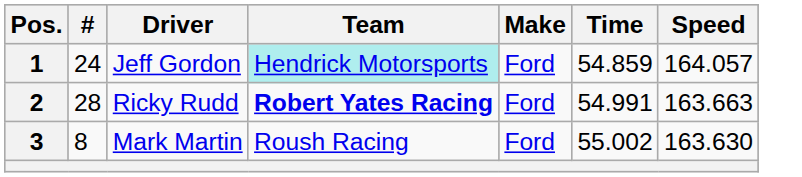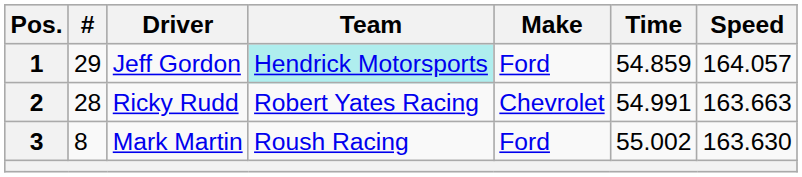(88, 63) 24 -> (88, 63) 29
(374, 102) bold -> (366, 102) normal
(530, 102) Ford -> (552, 102) Chevrolet
